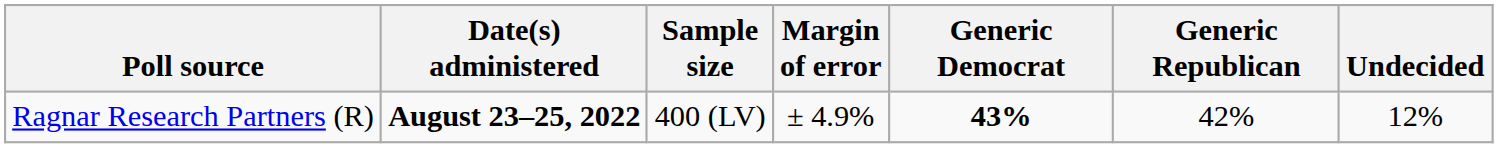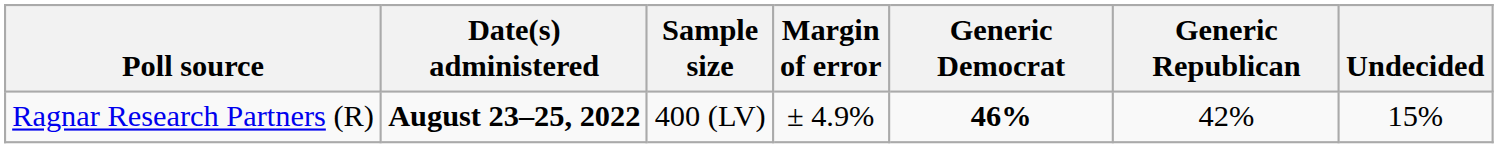(1001, 115) 43% -> (1001, 115) 46%
(1415, 115) 12% -> (1415, 115) 15%
